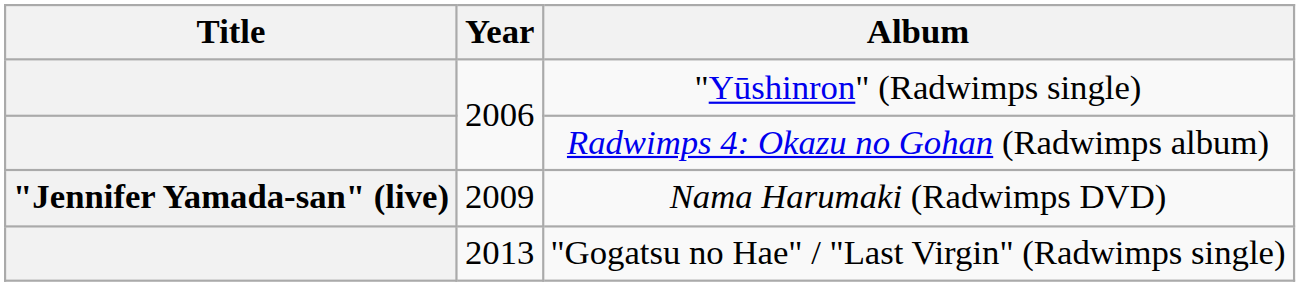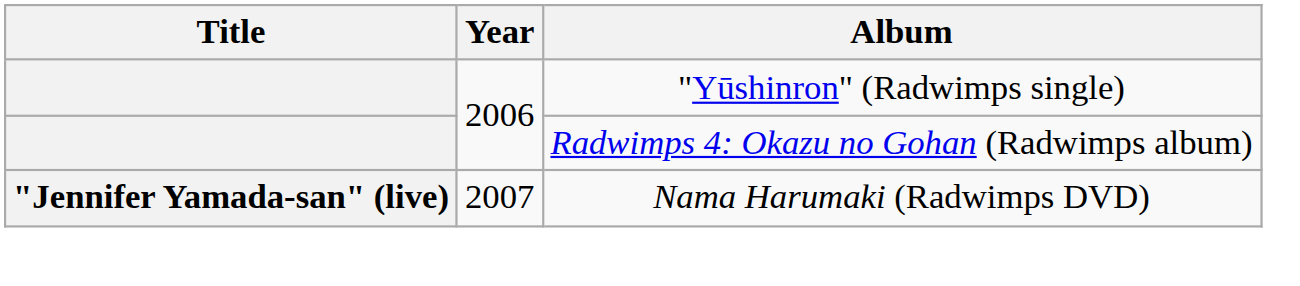(500, 197) 2009 -> (500, 197) 2007
- row: (918, 252)
